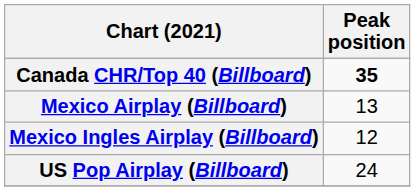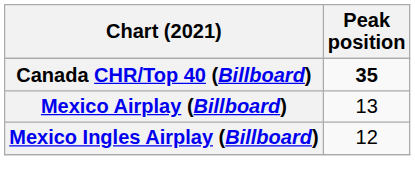- row: (164, 169)
